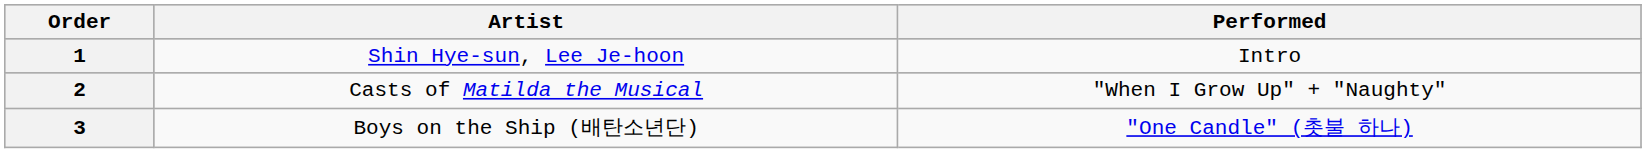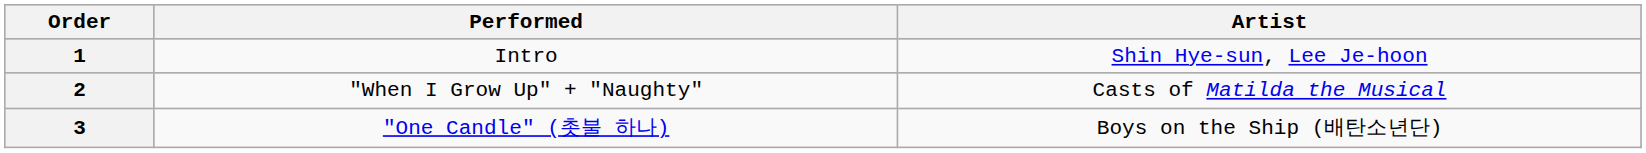columns swapped: (526, 22) <-> (1270, 22)
